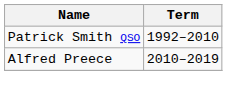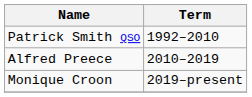+ row: (60, 81)
